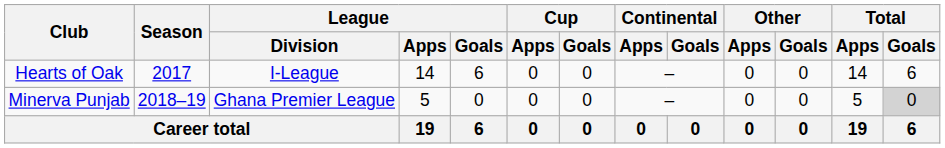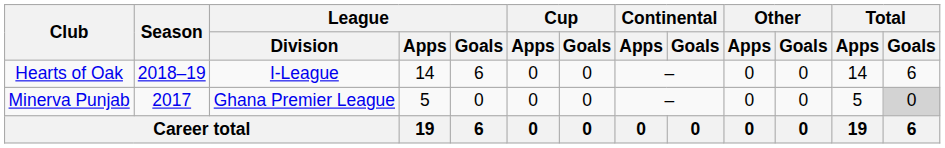(172, 73) 2017 -> (172, 73) 2018–19
(172, 101) 2018–19 -> (172, 101) 2017
